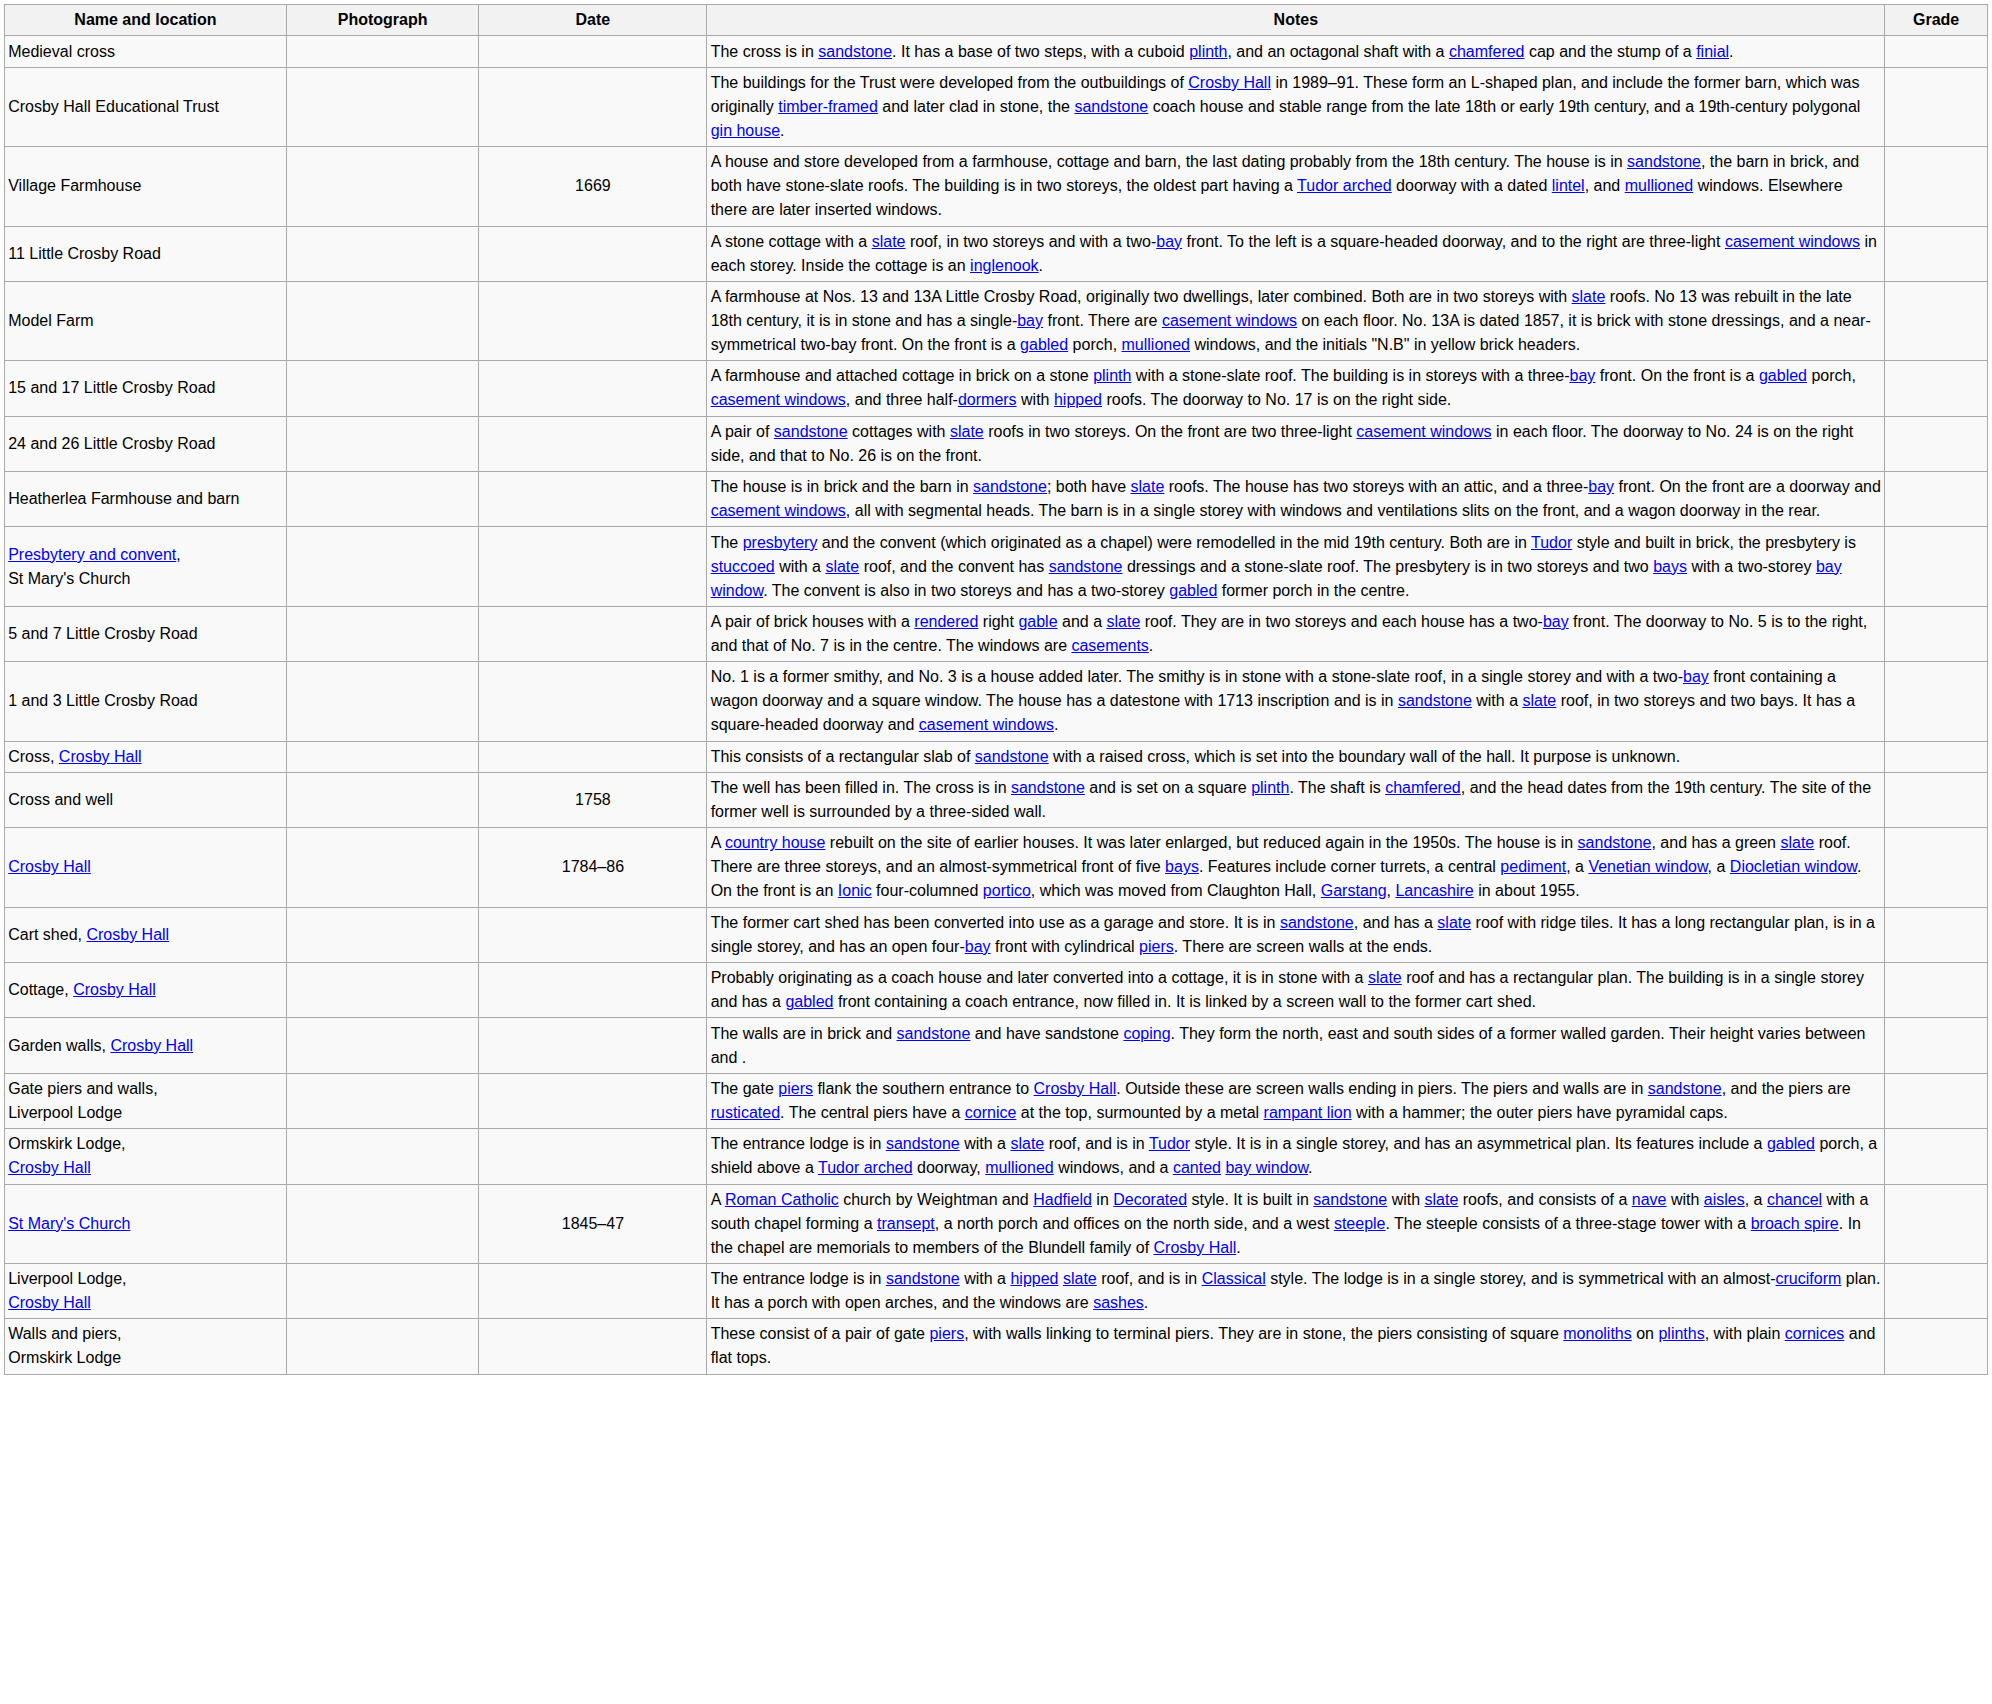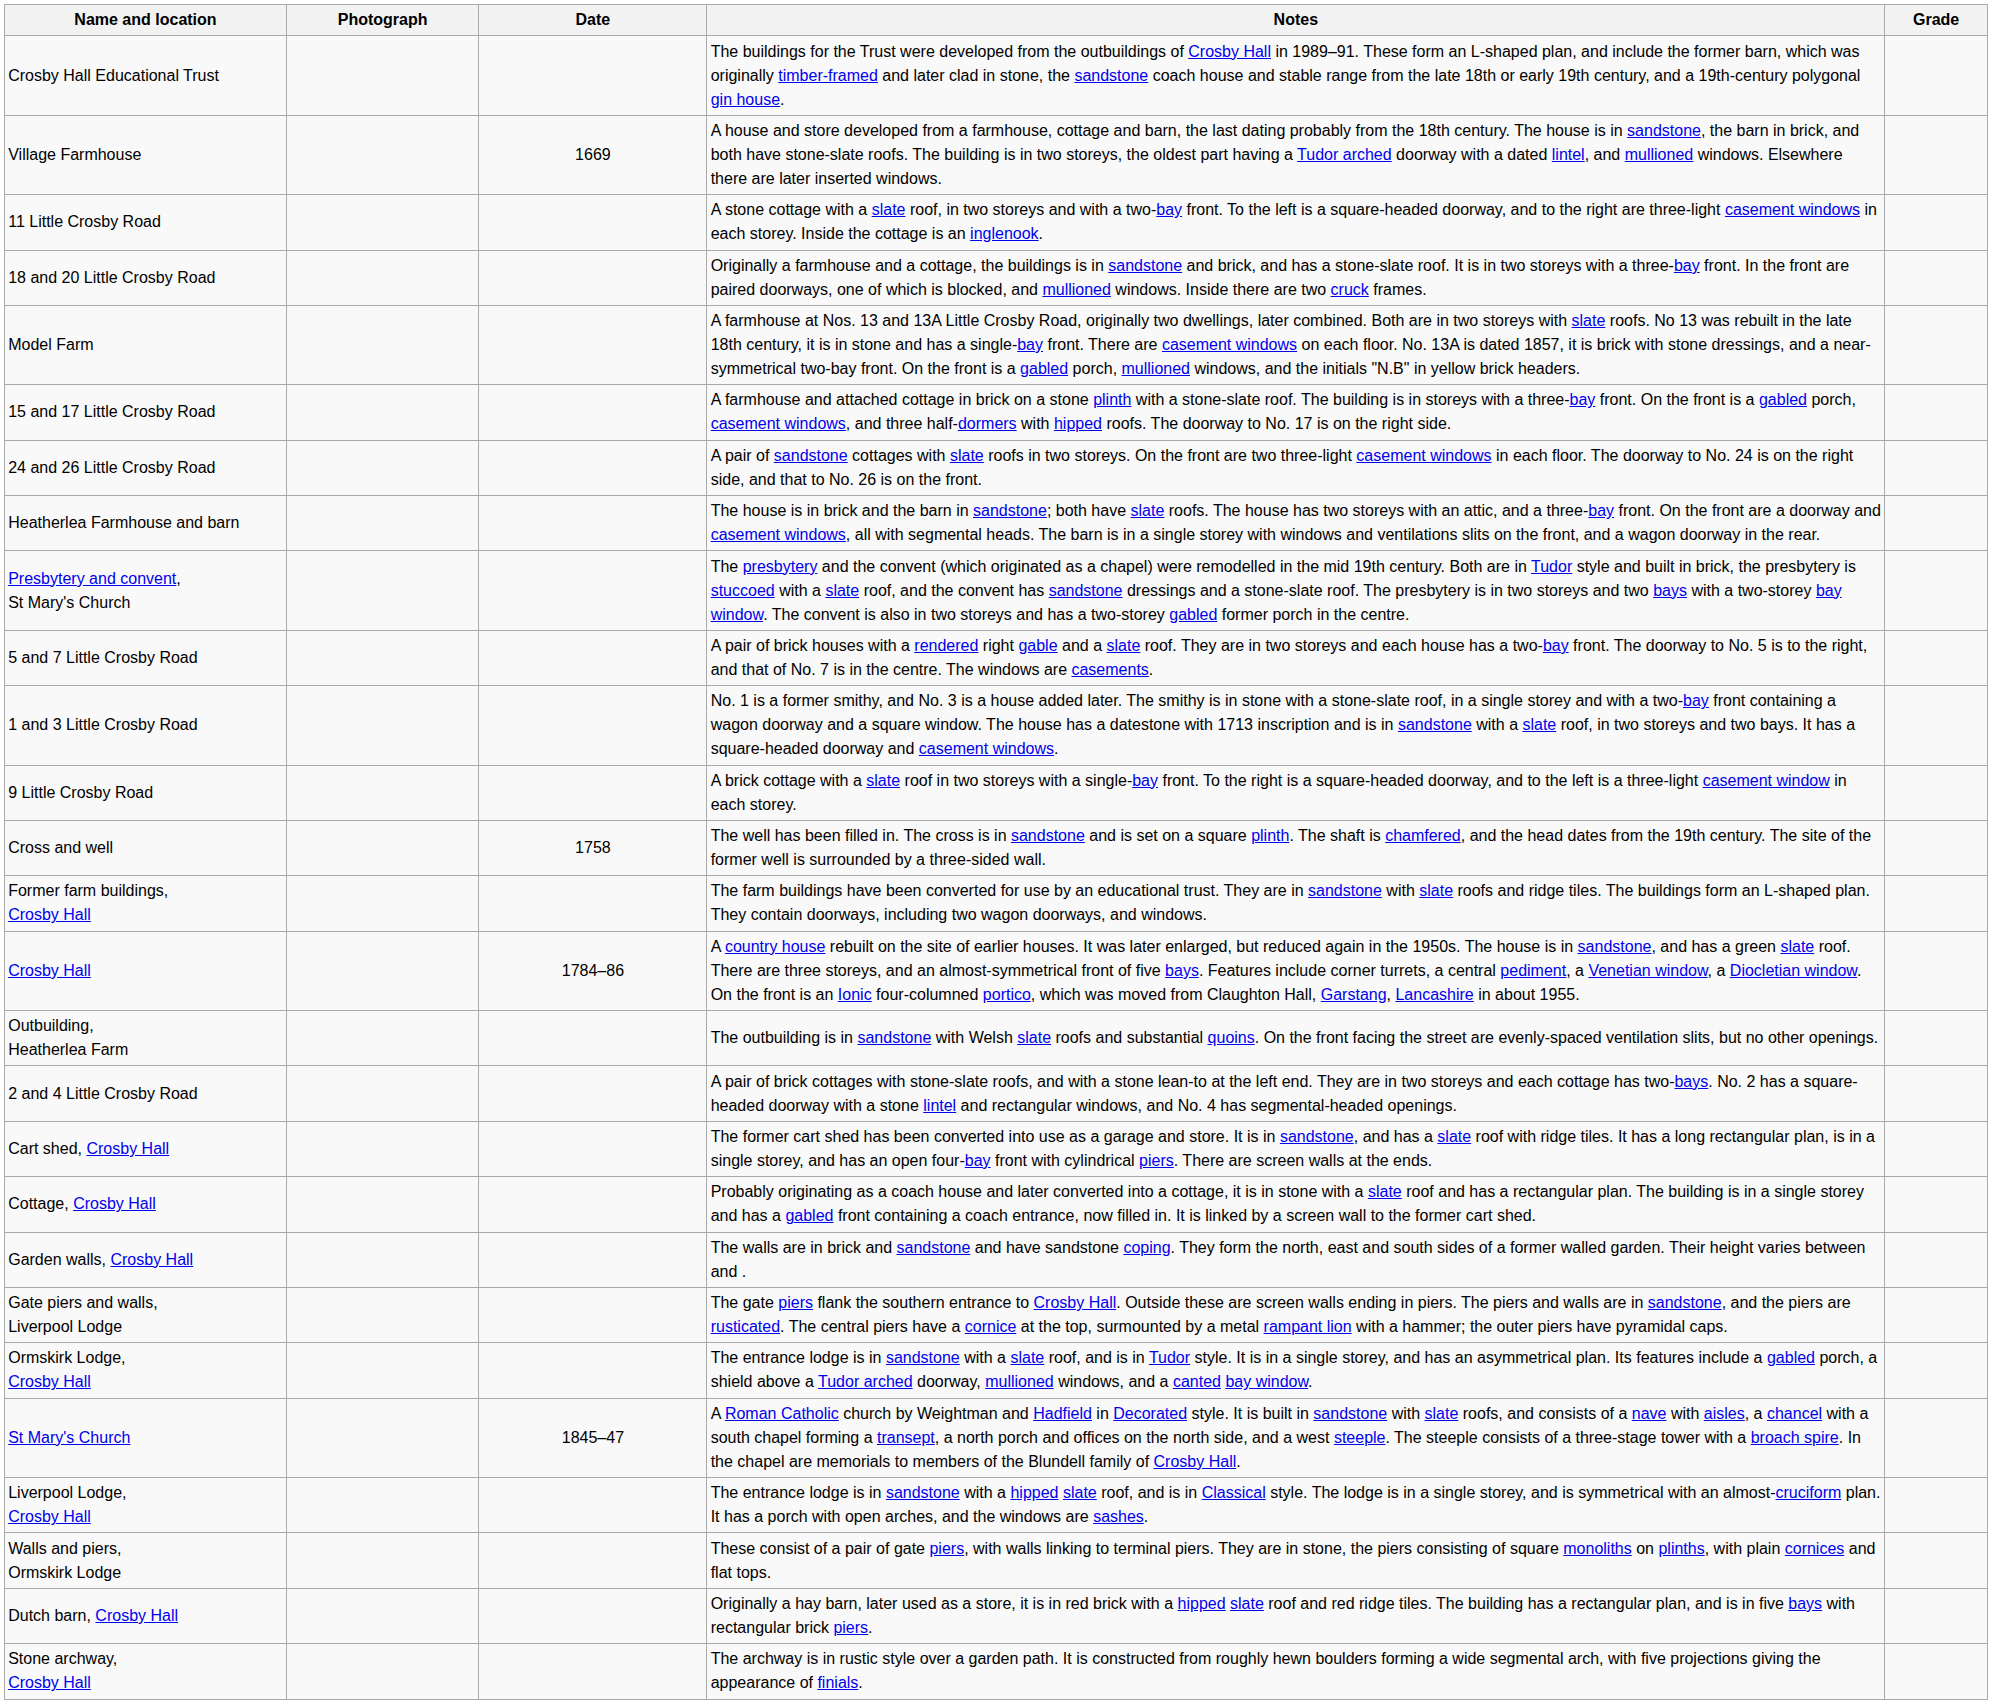- row: (62, 51)
+ row: (112, 277)
+ row: (81, 792)
- row: (75, 756)
+ row: (88, 903)
+ row: (68, 1038)
+ row: (103, 1093)
+ row: (93, 1615)
+ row: (63, 1671)
